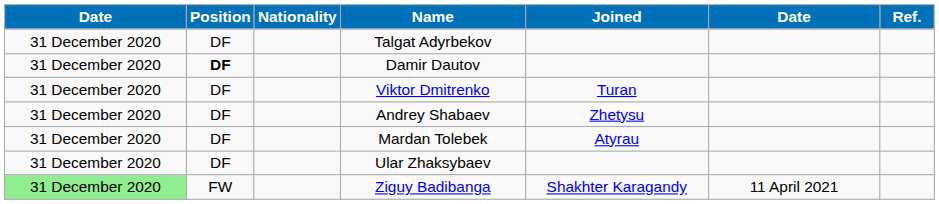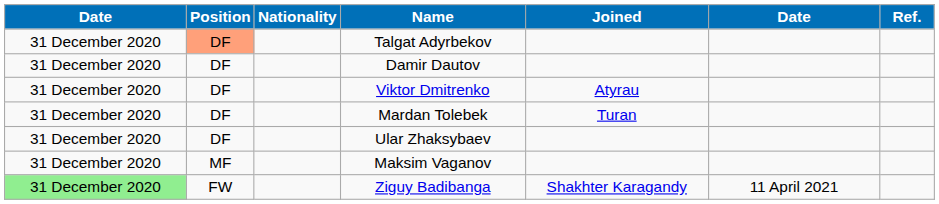(220, 41) no background -> (220, 41) lightsalmon background
(220, 66) bold -> (220, 66) normal
(617, 90) Turan -> (617, 90) Atyrau
- row: (433, 114)
(617, 139) Atyrau -> (617, 114) Turan
+ row: (433, 163)
